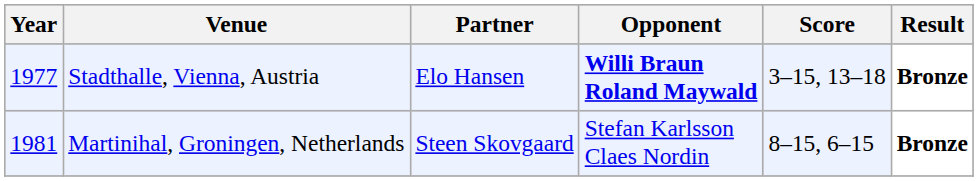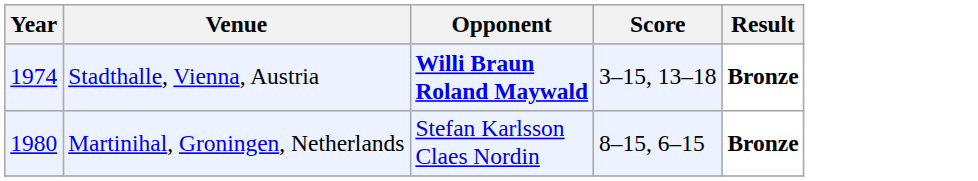- column: (495, 24)
(34, 76) 1977 -> (34, 76) 1974
(34, 143) 1981 -> (34, 143) 1980
